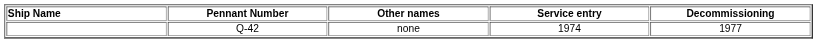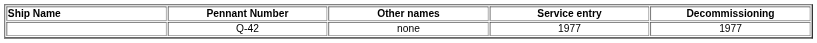(569, 29) 1974 -> (569, 29) 1977
